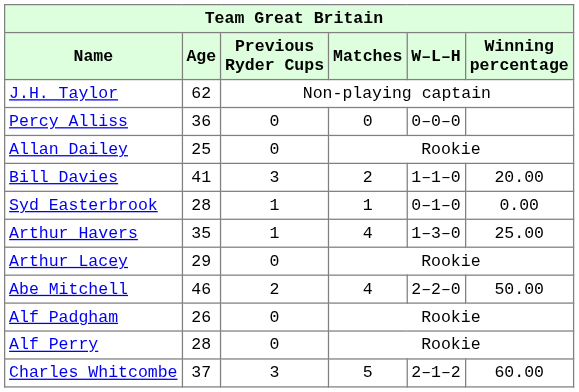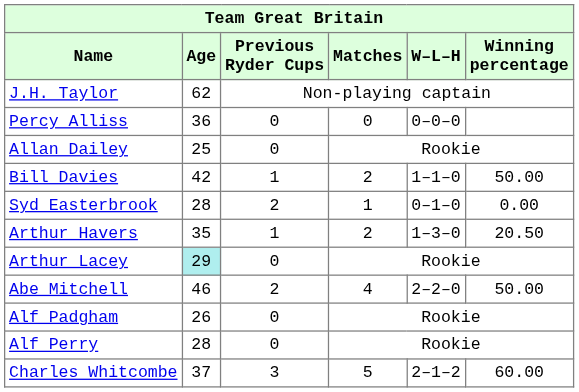(201, 177) 41 -> (201, 177) 42
(275, 177) 3 -> (275, 177) 1
(519, 177) 20.00 -> (519, 177) 50.00
(275, 205) 1 -> (275, 205) 2
(368, 233) 4 -> (368, 233) 2
(519, 233) 25.00 -> (519, 233) 20.50
(201, 261) no background -> (201, 261) paleturquoise background
